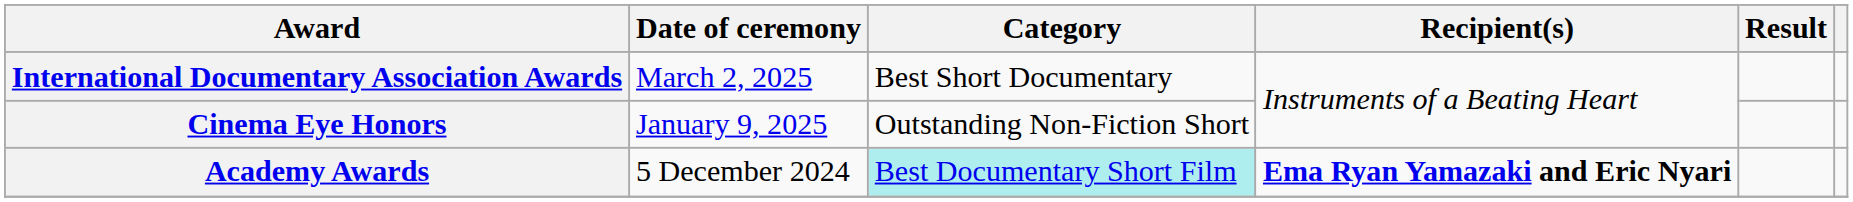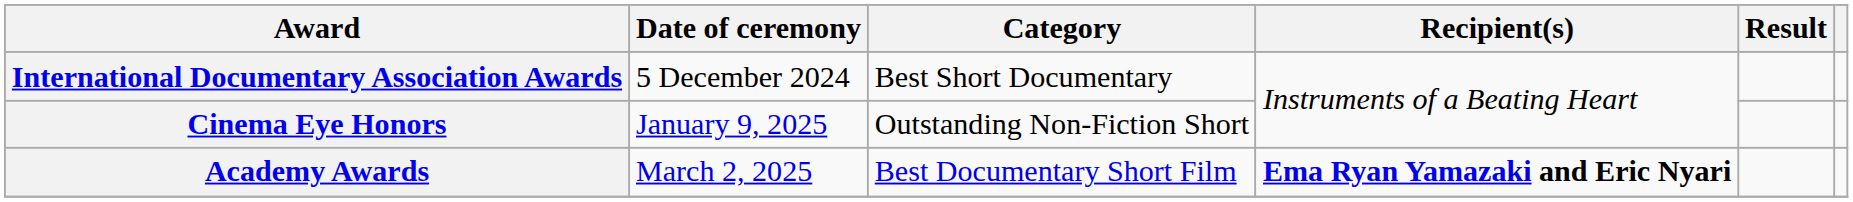(724, 76) March 2, 2025 -> (743, 76) 5 December 2024
(743, 171) 5 December 2024 -> (724, 171) March 2, 2025
(1056, 171) paleturquoise background -> (1056, 171) no background
